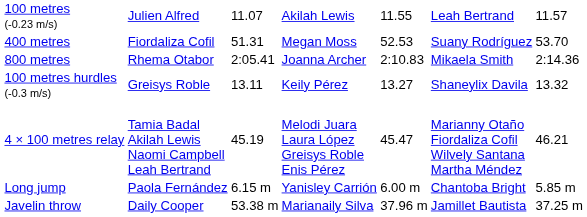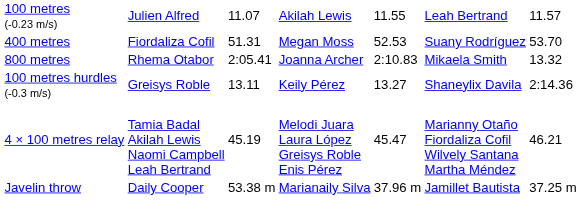(557, 59) 2:14.36 -> (546, 59) 13.32
(552, 85) 13.32 -> (551, 85) 2:14.36
- row: (35, 187)
